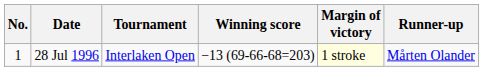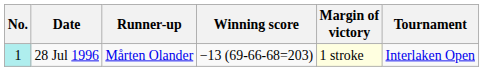columns swapped: (150, 24) <-> (431, 24)
(18, 55) no background -> (18, 55) paleturquoise background
